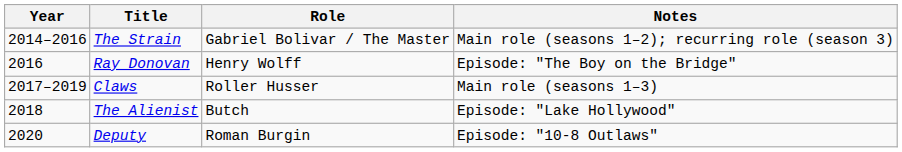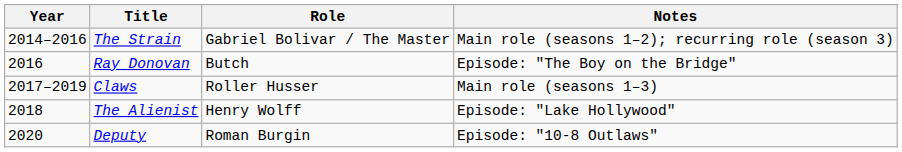(253, 64) Henry Wolff -> (227, 64) Butch
(227, 111) Butch -> (253, 111) Henry Wolff
